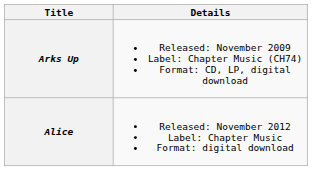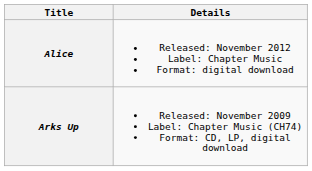rows swapped: (59, 59) <-> (59, 132)
